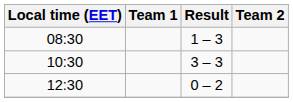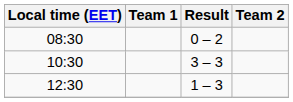(207, 39) 1 – 3 -> (207, 39) 0 – 2
(207, 85) 0 – 2 -> (207, 85) 1 – 3
